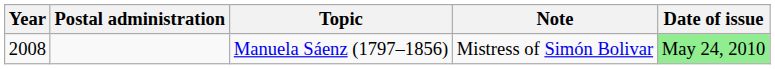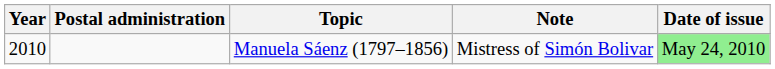(27, 48) 2008 -> (27, 48) 2010
